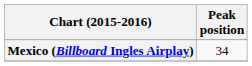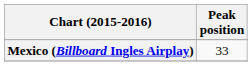(222, 50) 34 -> (222, 50) 33
